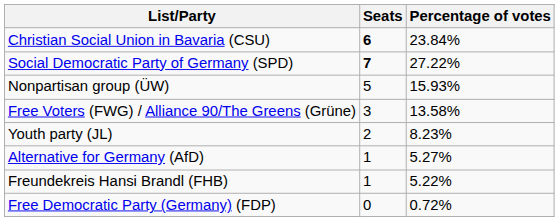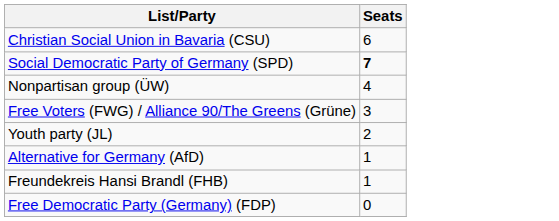- column: (480, 16)
(367, 39) bold -> (367, 39) normal
(367, 87) 5 -> (367, 87) 4
